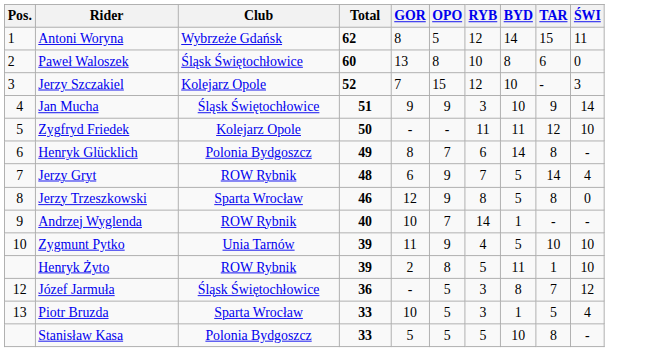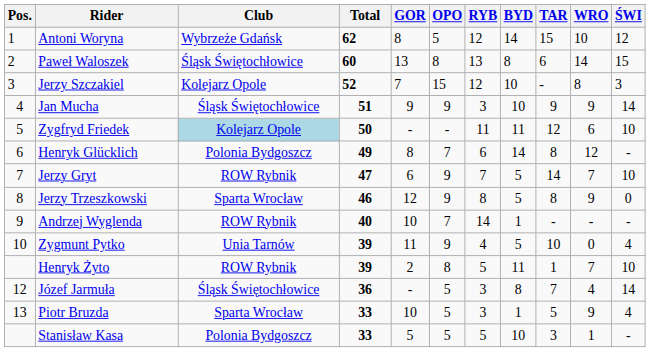+ column: (591, 16)
(581, 38) 11 -> (622, 38) 12
(475, 61) 10 -> (475, 61) 13
(577, 61) 0 -> (622, 61) 15
(259, 130) no background -> (259, 130) lightblue background
(365, 175) 48 -> (365, 175) 47
(587, 175) 4 -> (628, 175) 10
(587, 244) 10 -> (628, 244) 4
(587, 289) 12 -> (628, 289) 14
(553, 335) 8 -> (553, 335) 3
